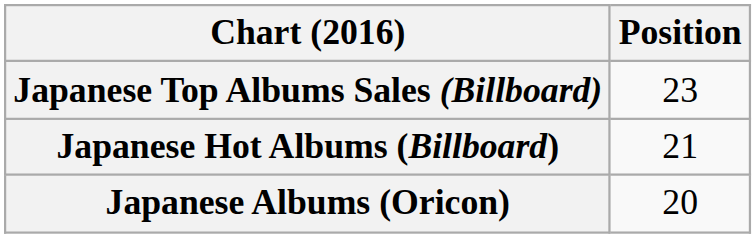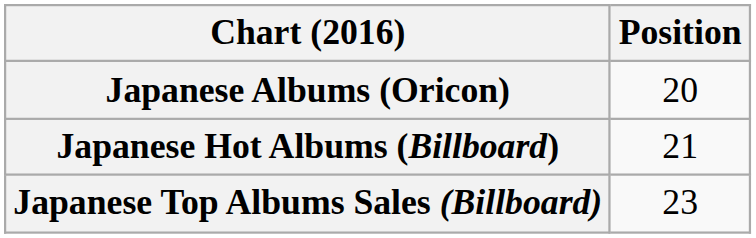rows swapped: (308, 202) <-> (308, 89)
